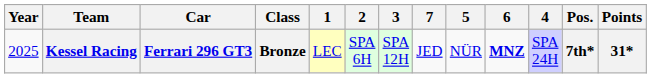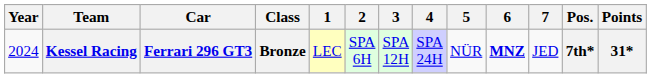columns swapped: (545, 16) <-> (429, 16)
(23, 50) 2025 -> (23, 50) 2024
